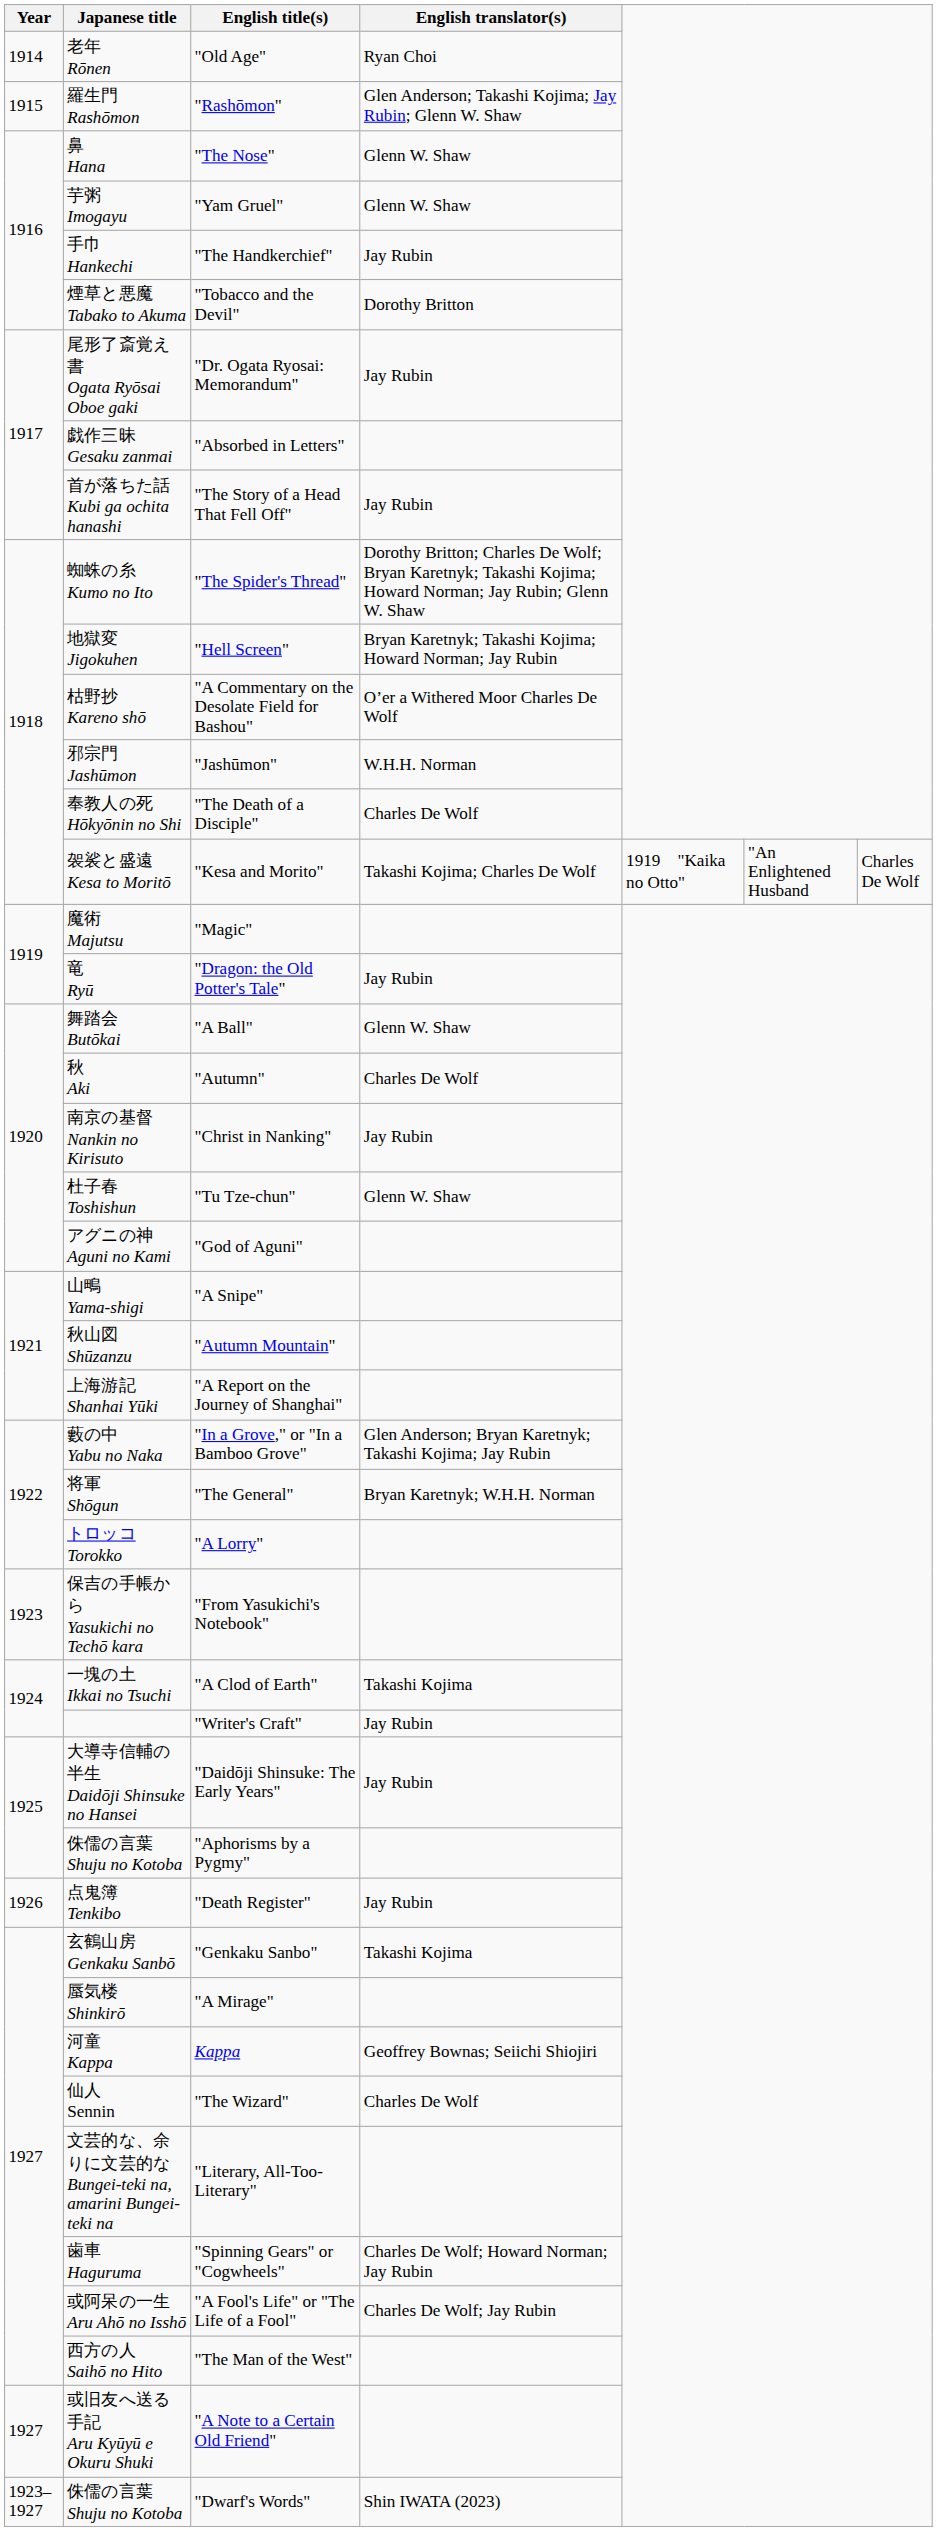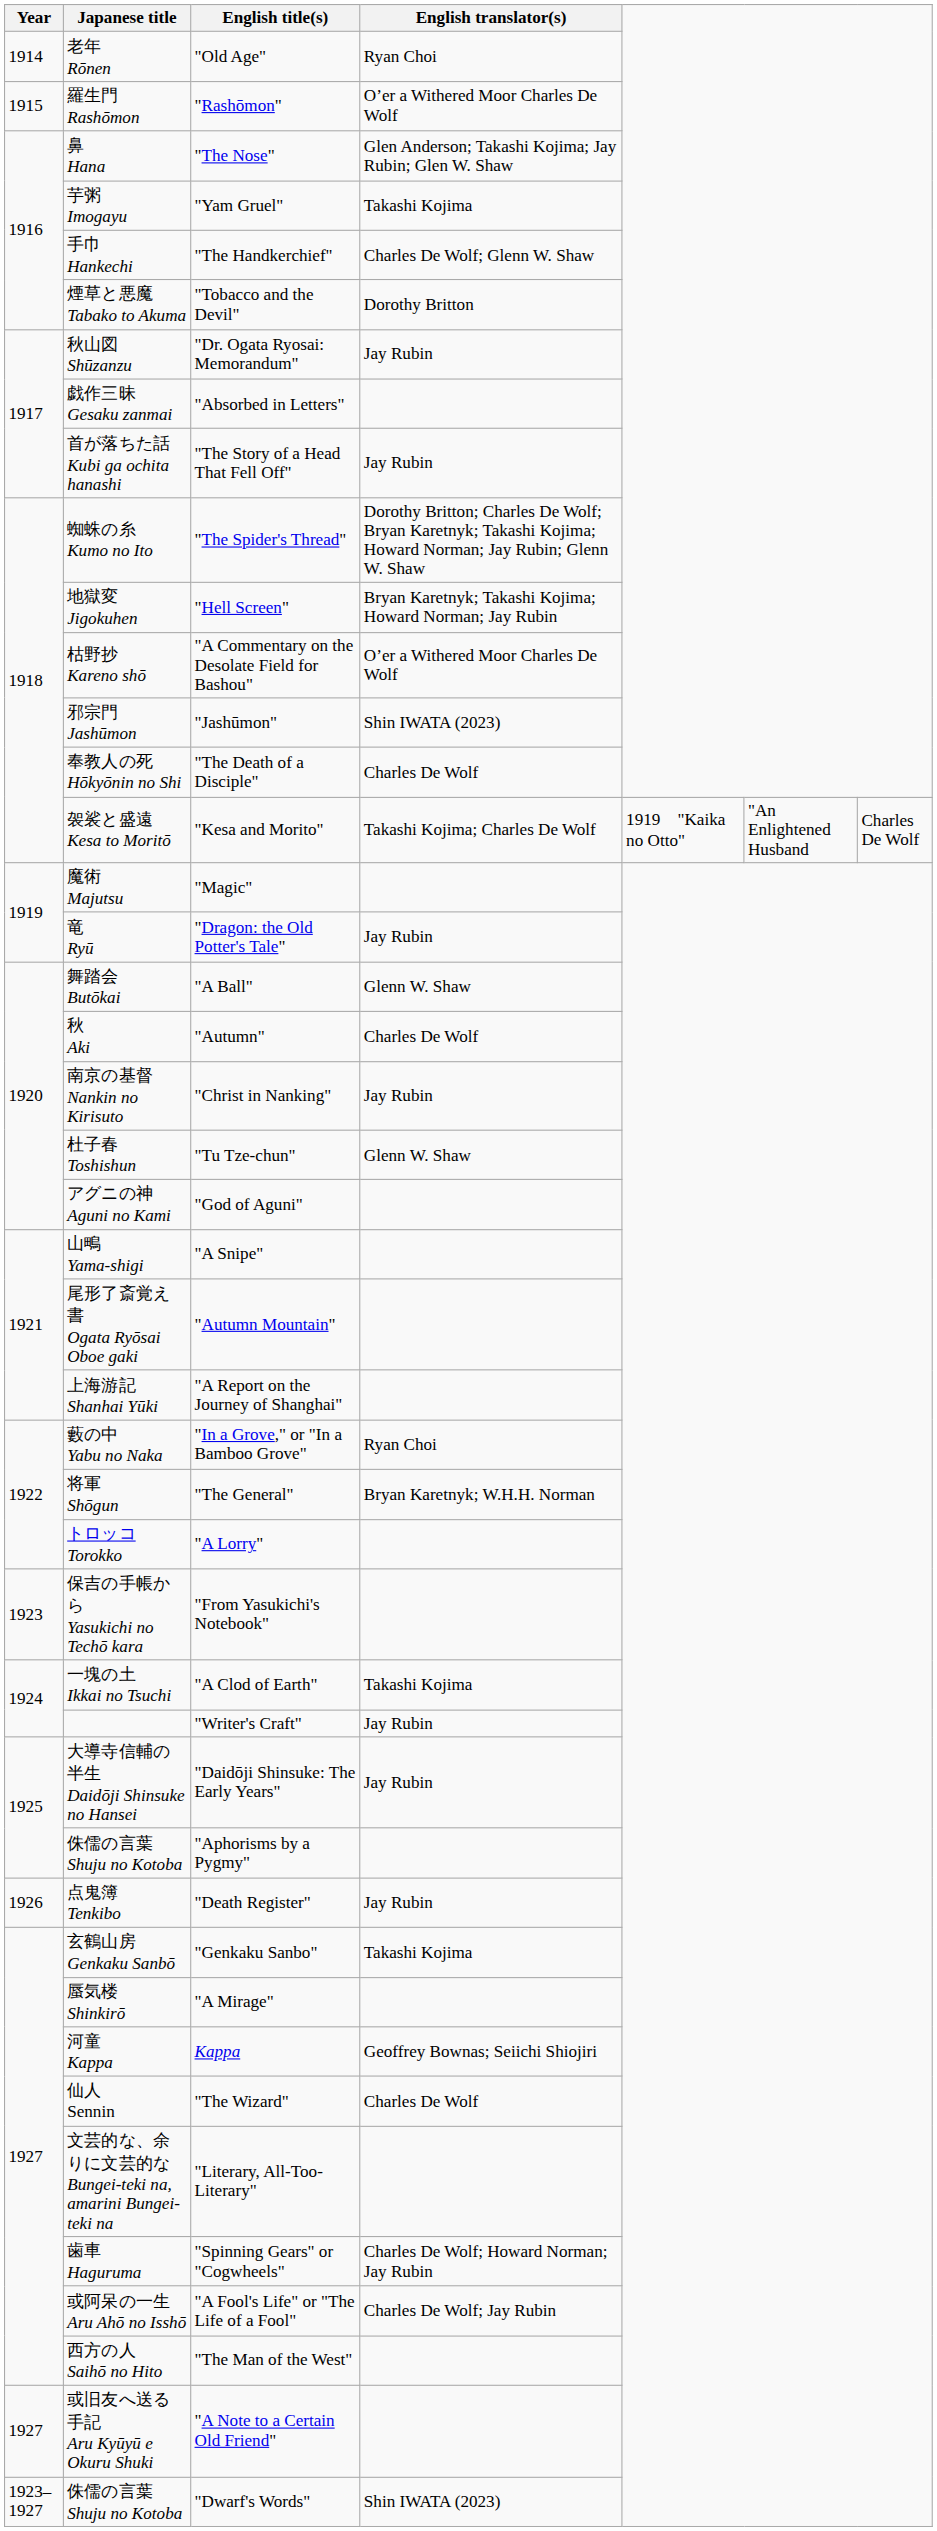(490, 106) Glen Anderson; Takashi Kojima; Jay Rubin; Glenn W. Shaw -> (481, 106) O’er a Withered Moor Charles De Wolf
(417, 155) Glenn W. Shaw -> (490, 155) Glen Anderson; Takashi Kojima; Jay Rubin; Glen W. Shaw
(417, 205) Glenn W. Shaw -> (418, 205) Takashi Kojima
(398, 254) Jay Rubin -> (479, 254) Charles De Wolf; Glenn W. Shaw
(119, 375) 尾形了斎覚え書 Ogata Ryōsai Oboe gaki -> (100, 354) 秋山図 Shūzanzu
(420, 764) W.H.H. Norman -> (432, 722) Shin IWATA (2023)
(100, 1345) 秋山図 Shūzanzu -> (119, 1325) 尾形了斎覚え書 Ogata Ryōsai Oboe gaki
(477, 1444) Glen Anderson; Bryan Karetnyk; Takashi Kojima; Jay Rubin -> (400, 1444) Ryan Choi
